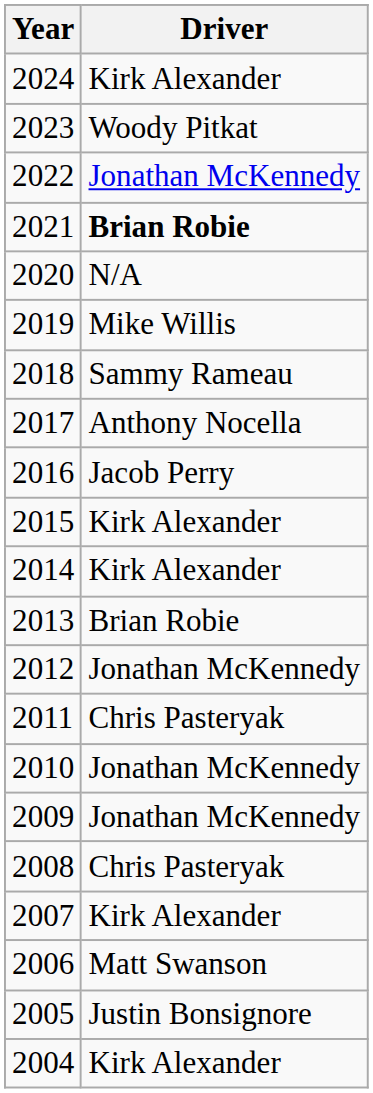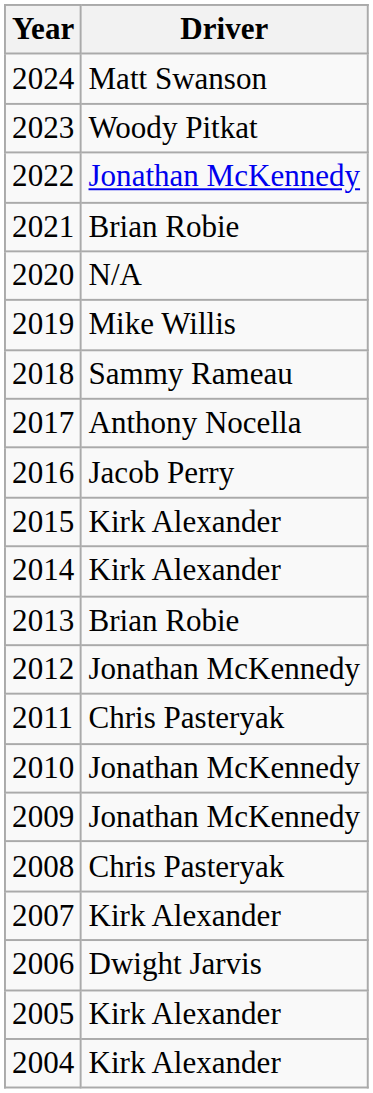(185, 78) Kirk Alexander -> (178, 78) Matt Swanson
(169, 226) bold -> (164, 226) normal
(178, 964) Matt Swanson -> (175, 964) Dwight Jarvis
(200, 1013) Justin Bonsignore -> (185, 1013) Kirk Alexander
